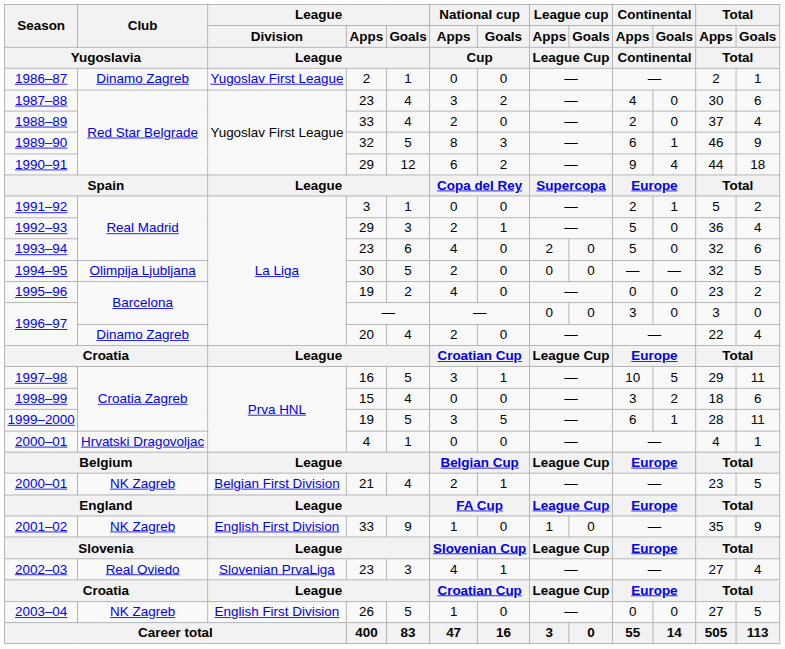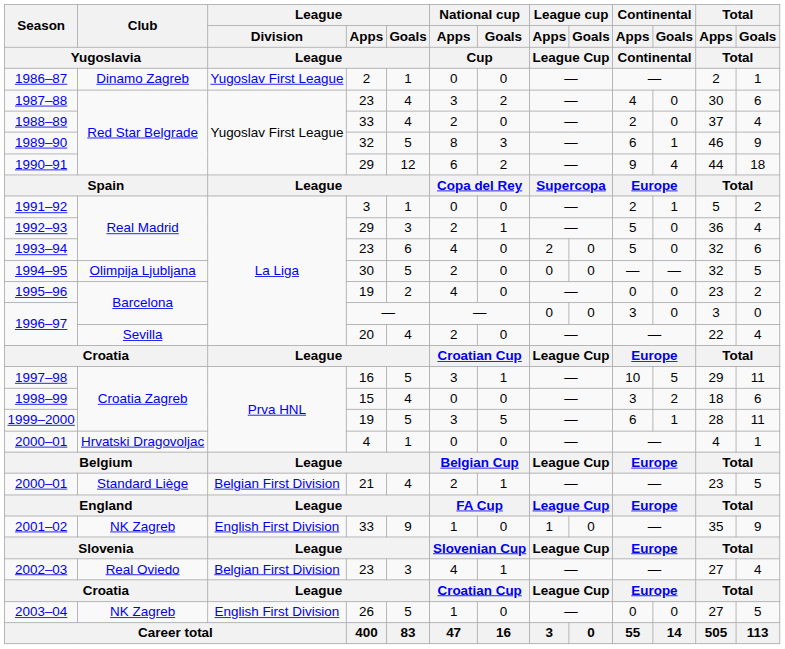(143, 334) Dinamo Zagreb -> (143, 334) Sevilla
(143, 484) NK Zagreb -> (143, 484) Standard Liège
(277, 569) Slovenian PrvaLiga -> (277, 569) Belgian First Division
